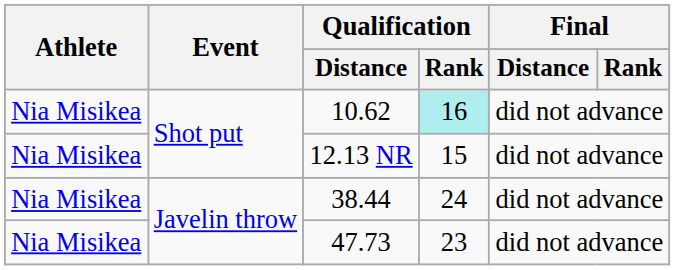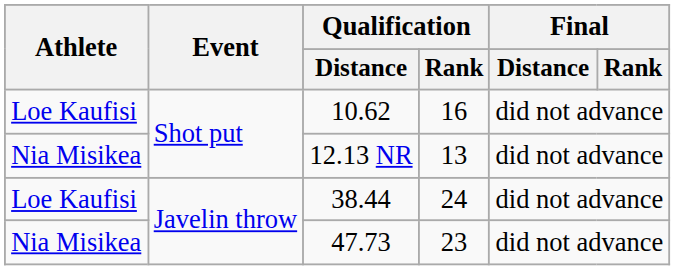(76, 111) Nia Misikea -> (74, 111) Loe Kaufisi
(454, 111) paleturquoise background -> (454, 111) no background
(454, 155) 15 -> (454, 155) 13
(76, 199) Nia Misikea -> (74, 199) Loe Kaufisi
